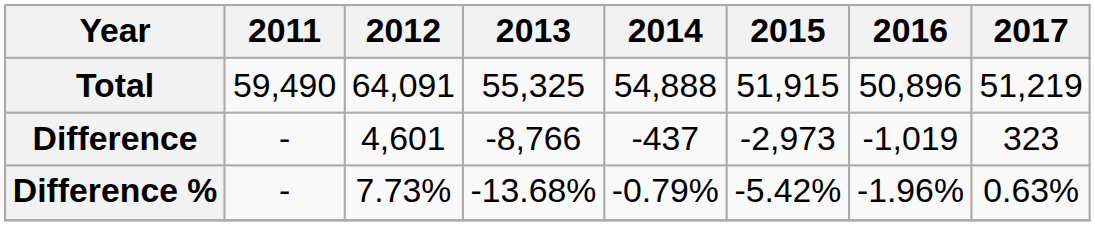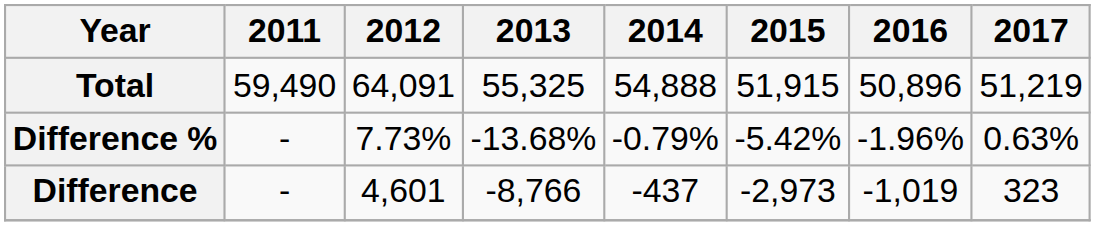rows swapped: (115, 138) <-> (115, 191)
